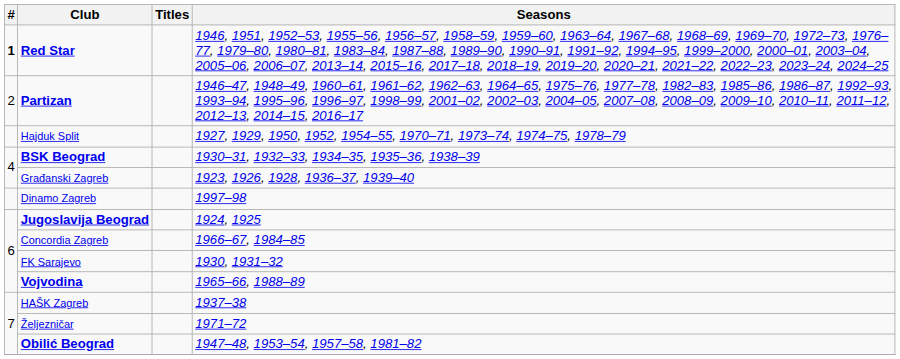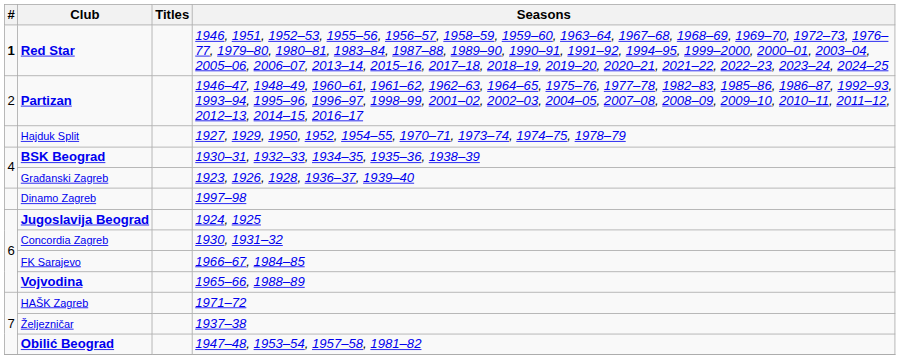(250, 240) 1966–67, 1984–85 -> (239, 240) 1930, 1931–32
(239, 261) 1930, 1931–32 -> (250, 261) 1966–67, 1984–85
(221, 302) 1937–38 -> (221, 302) 1971–72
(221, 323) 1971–72 -> (221, 323) 1937–38
